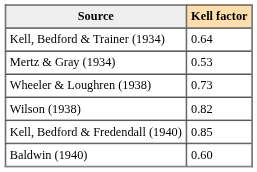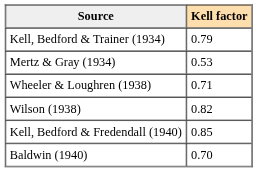(202, 39) 0.64 -> (202, 39) 0.79
(202, 85) 0.73 -> (202, 85) 0.71
(202, 155) 0.60 -> (202, 155) 0.70
